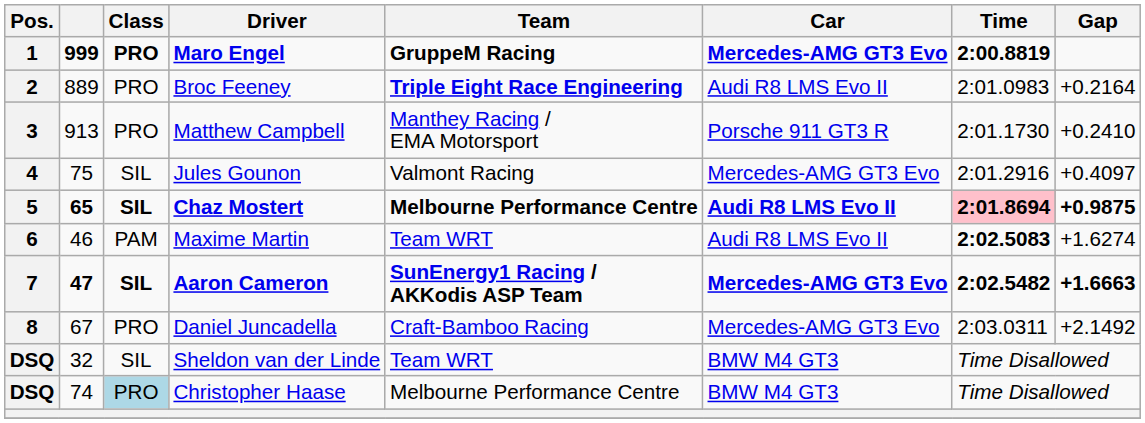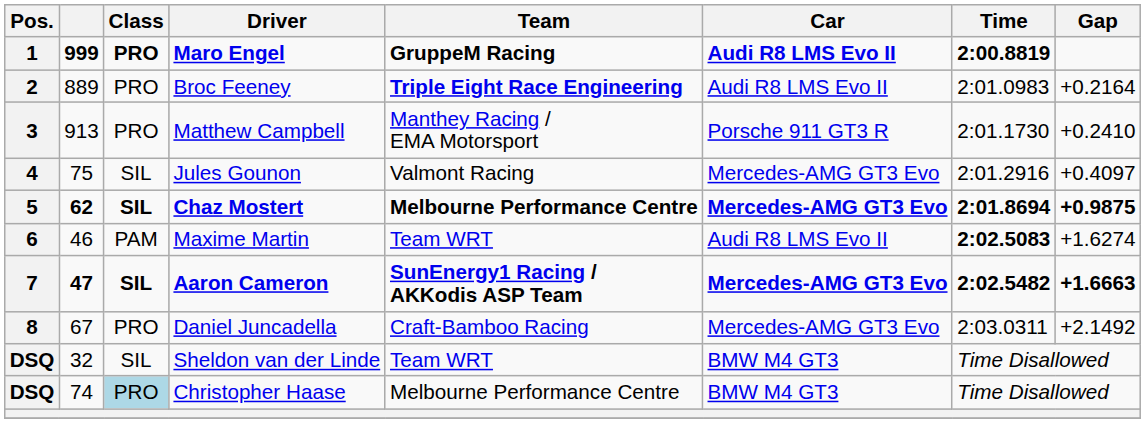(828, 53) Mercedes-AMG GT3 Evo -> (802, 53) Audi R8 LMS Evo II
(81, 206) 65 -> (81, 206) 62
(802, 206) Audi R8 LMS Evo II -> (828, 206) Mercedes-AMG GT3 Evo
(1004, 206) pink background -> (1004, 206) no background
